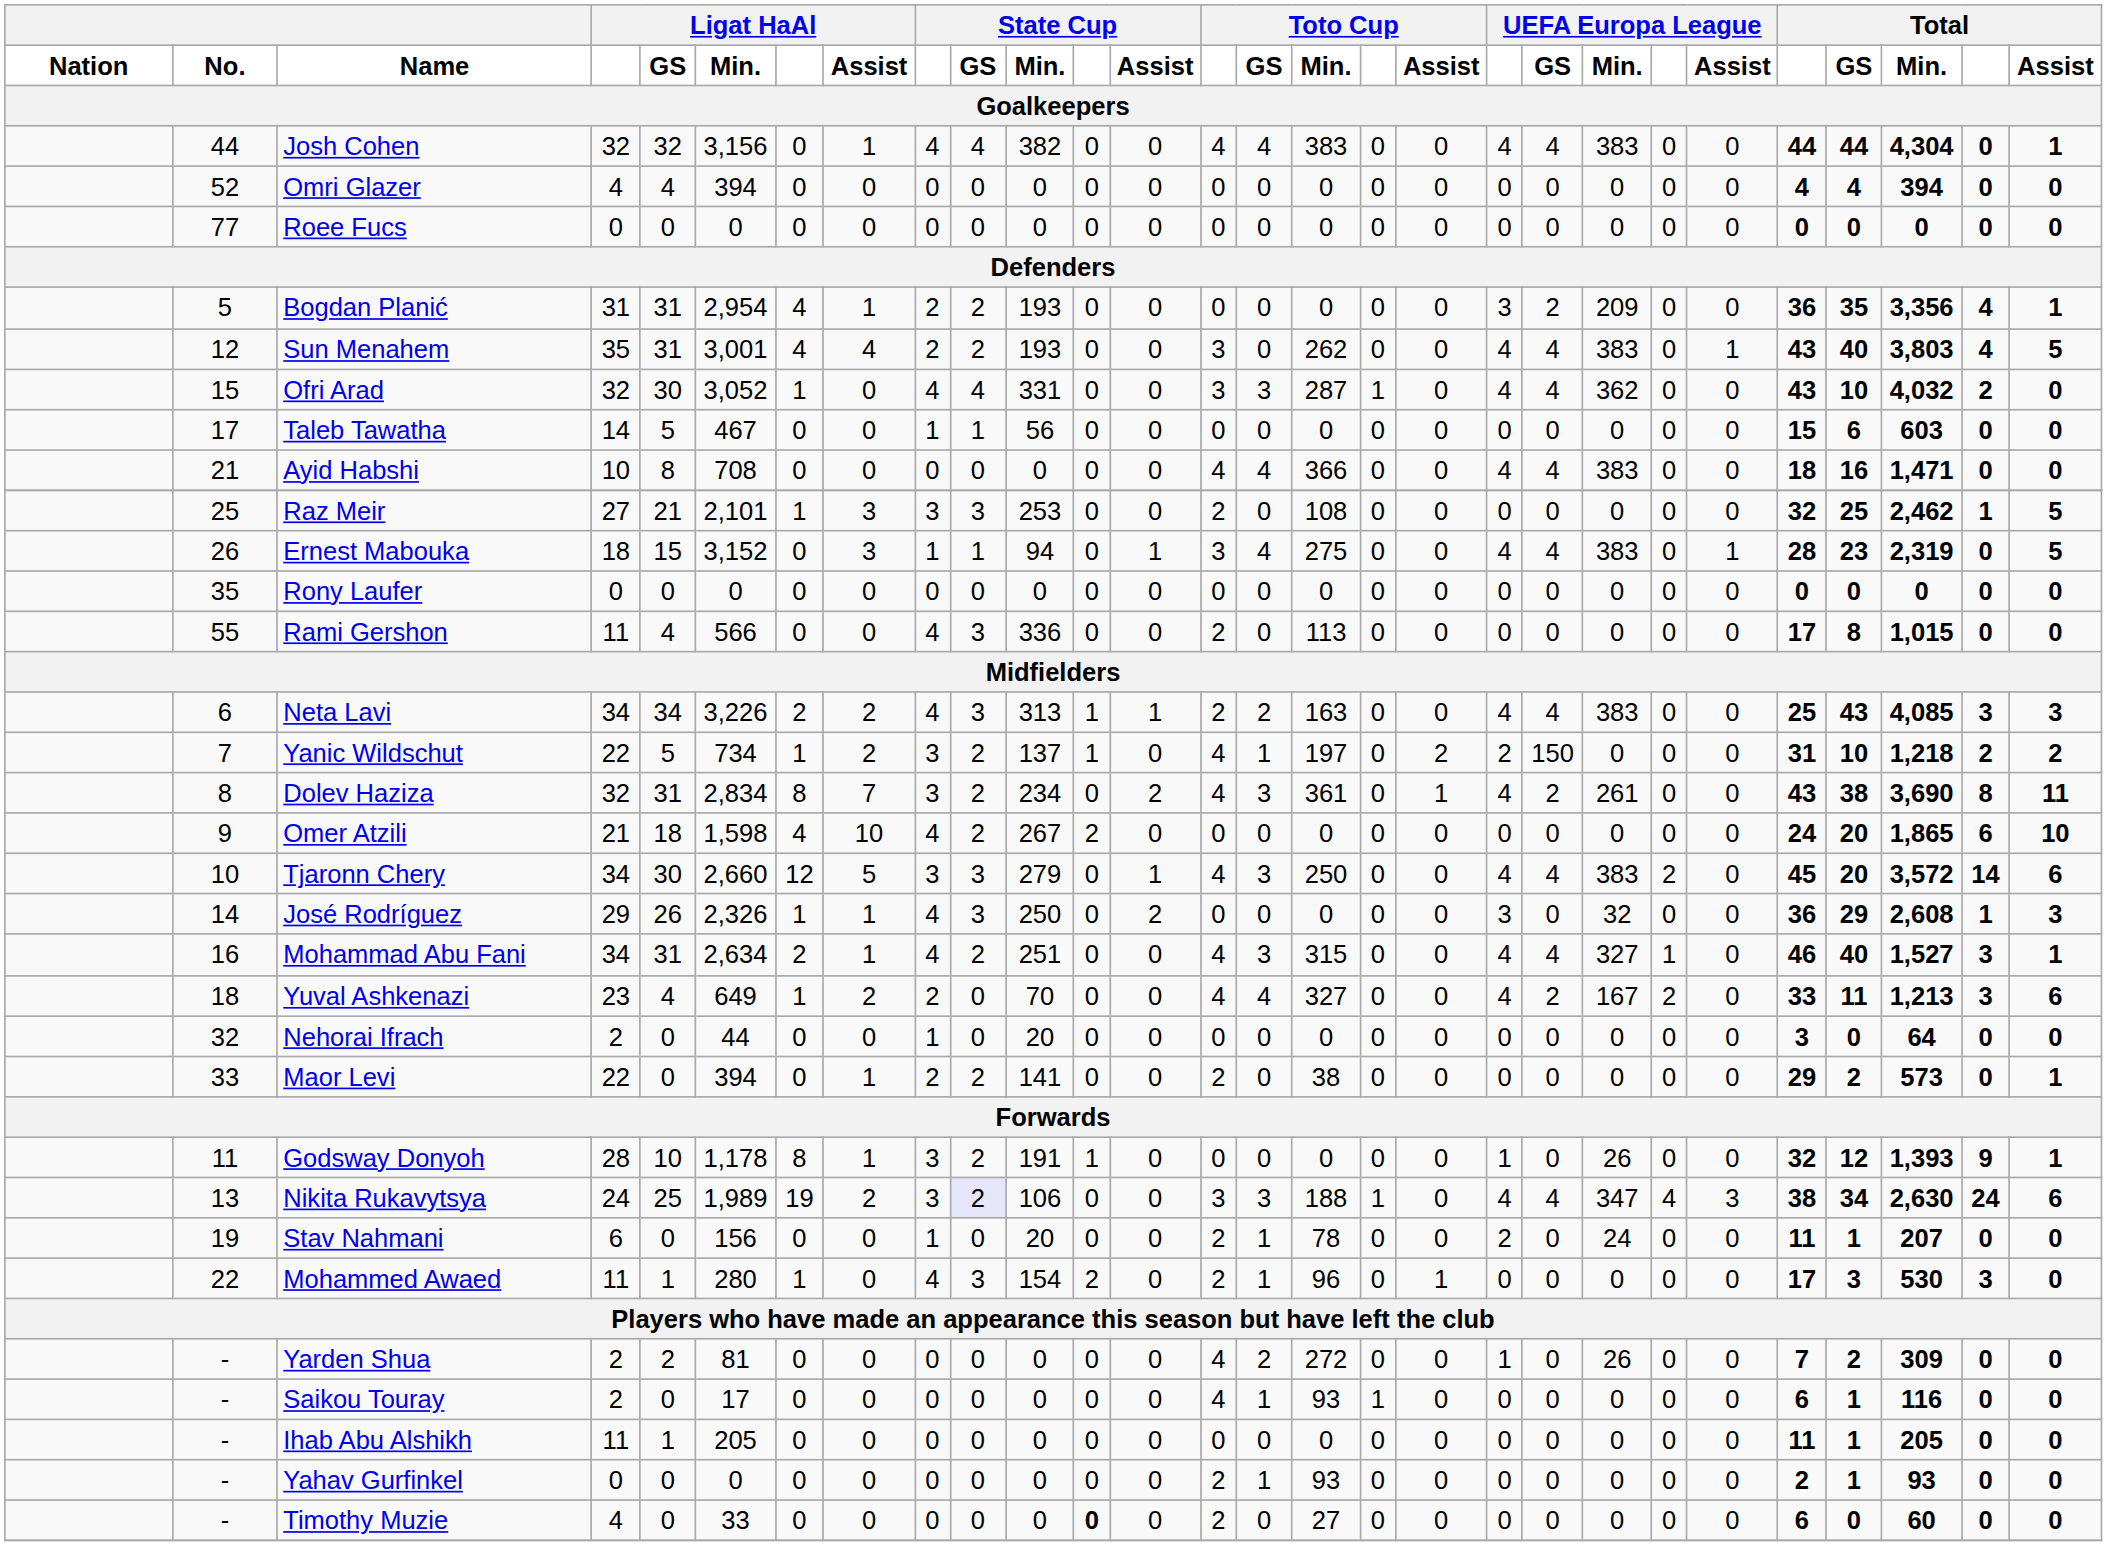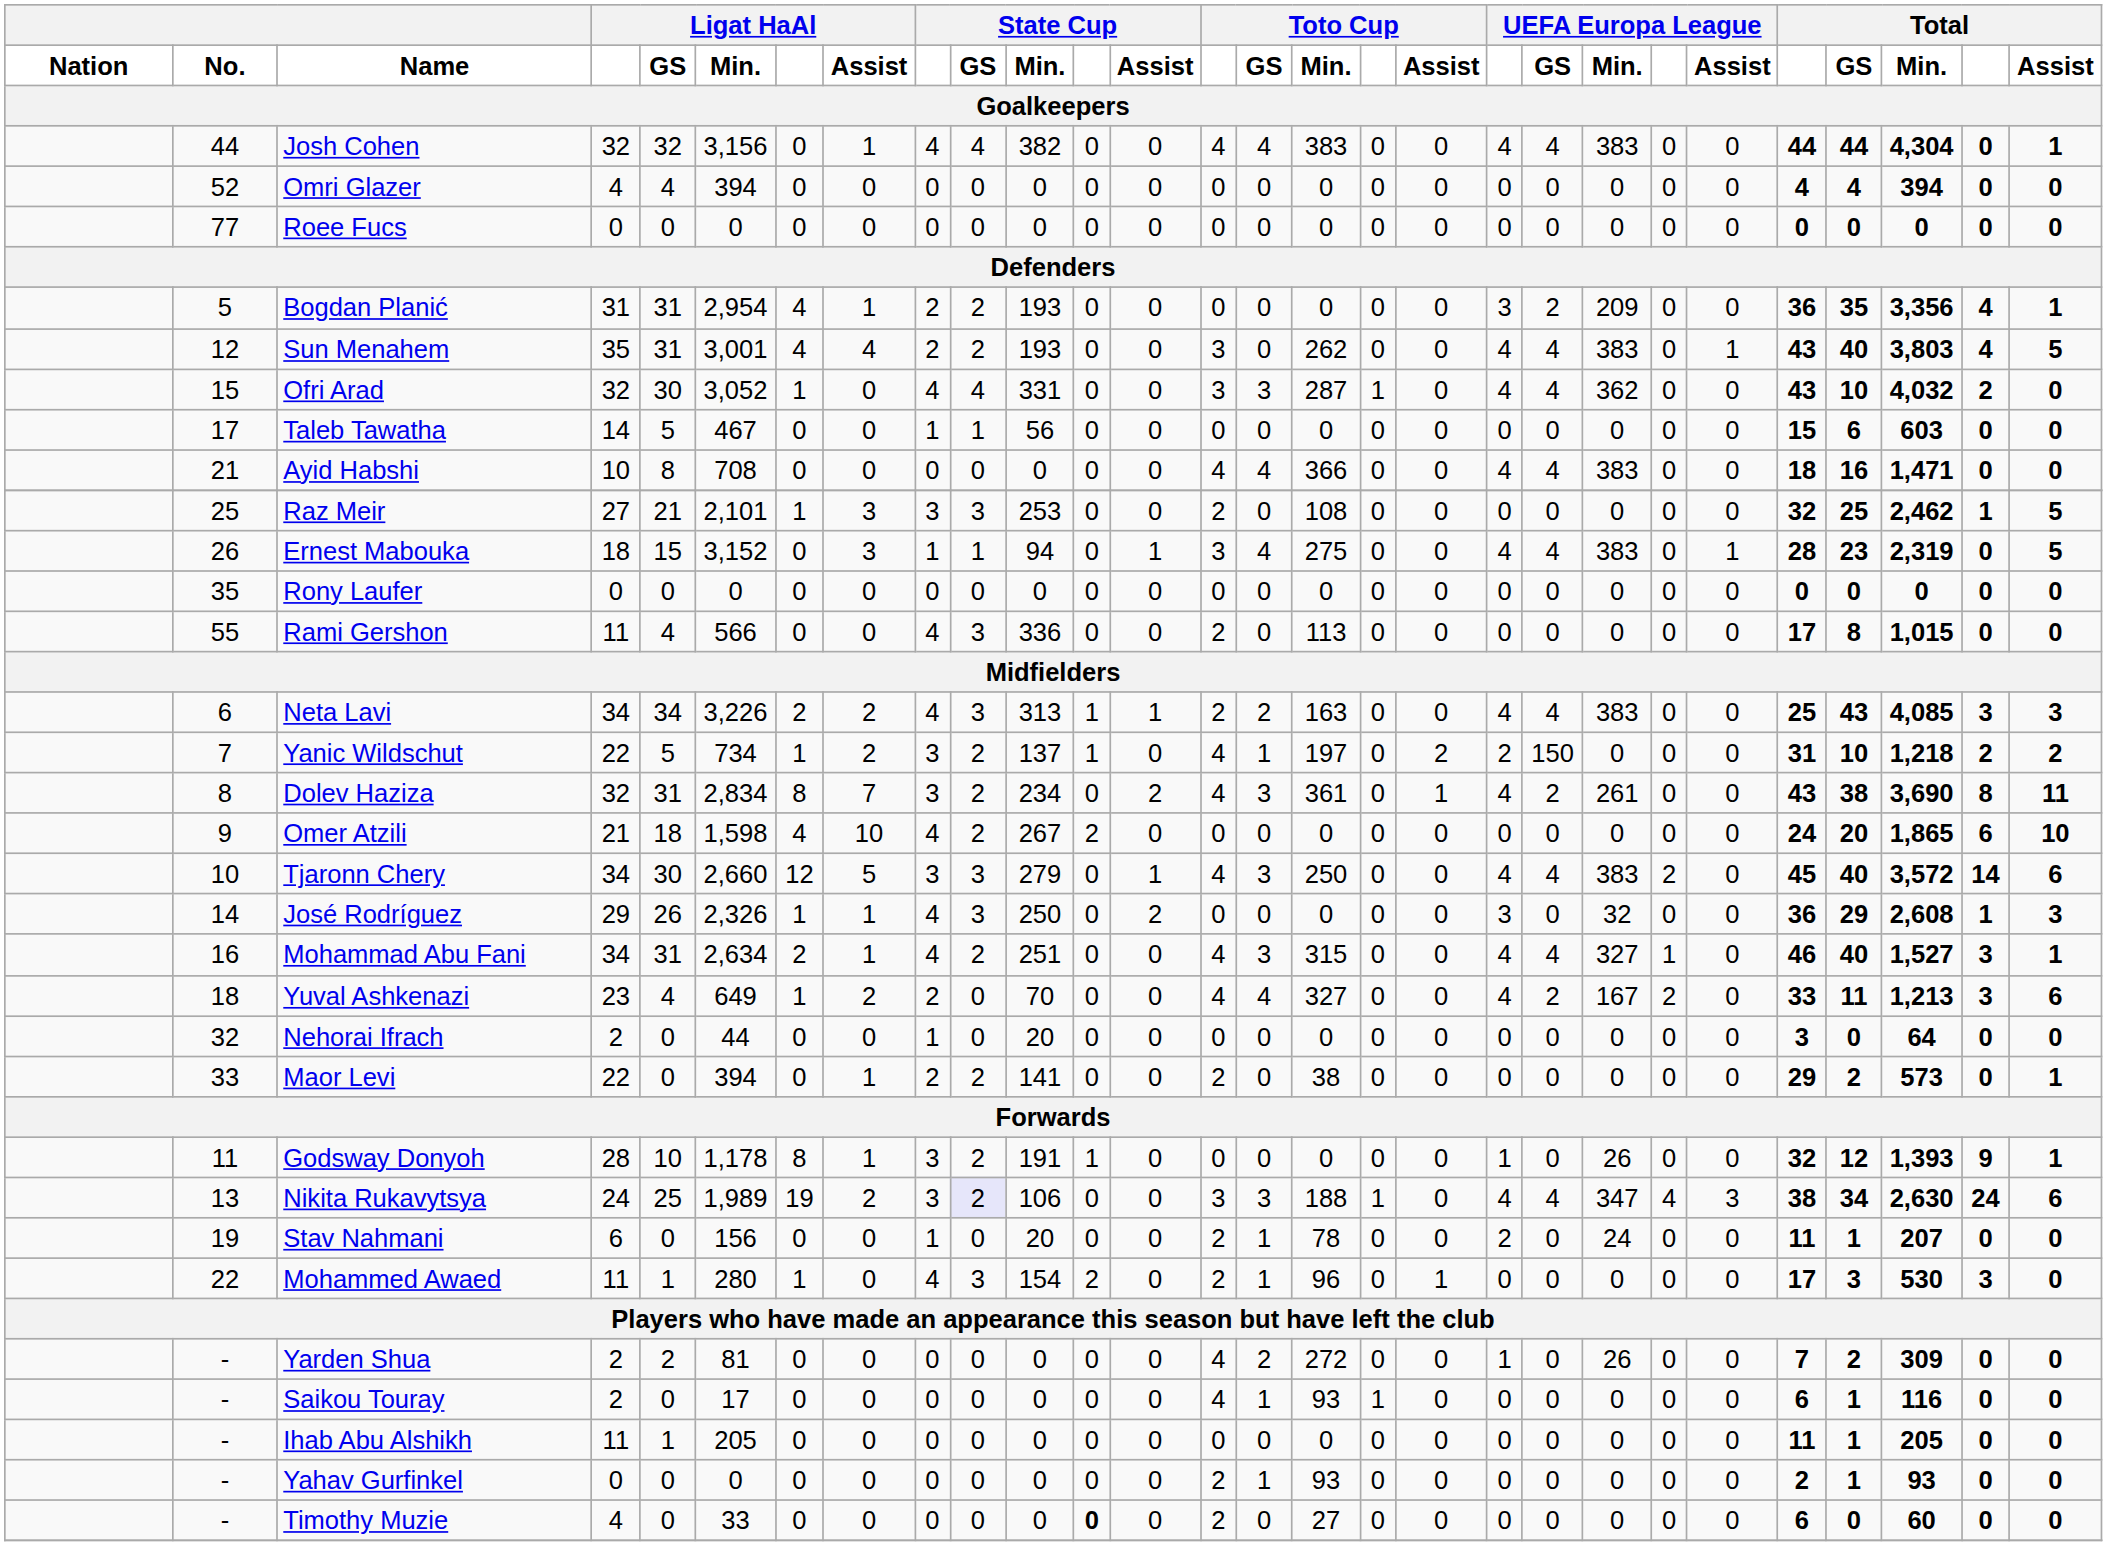(1854, 874) 20 -> (1854, 874) 40
